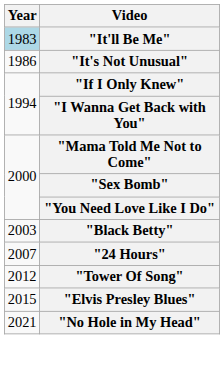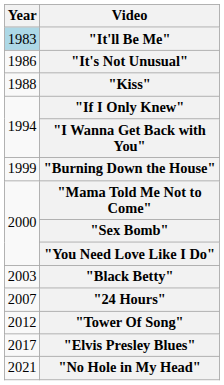+ row: (130, 84)
+ row: (130, 169)
(22, 299) 2015 -> (22, 345) 2017
